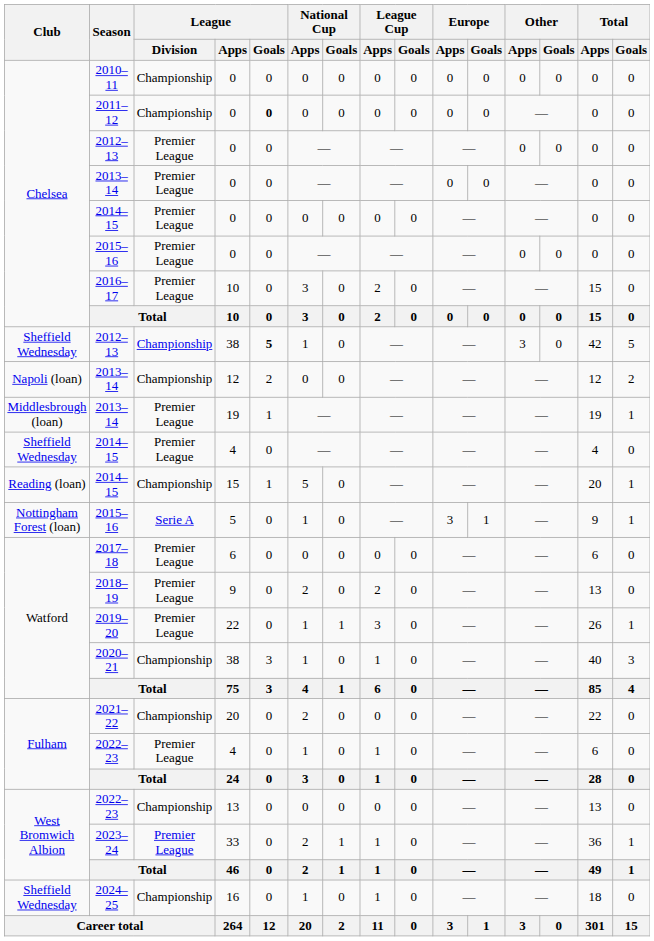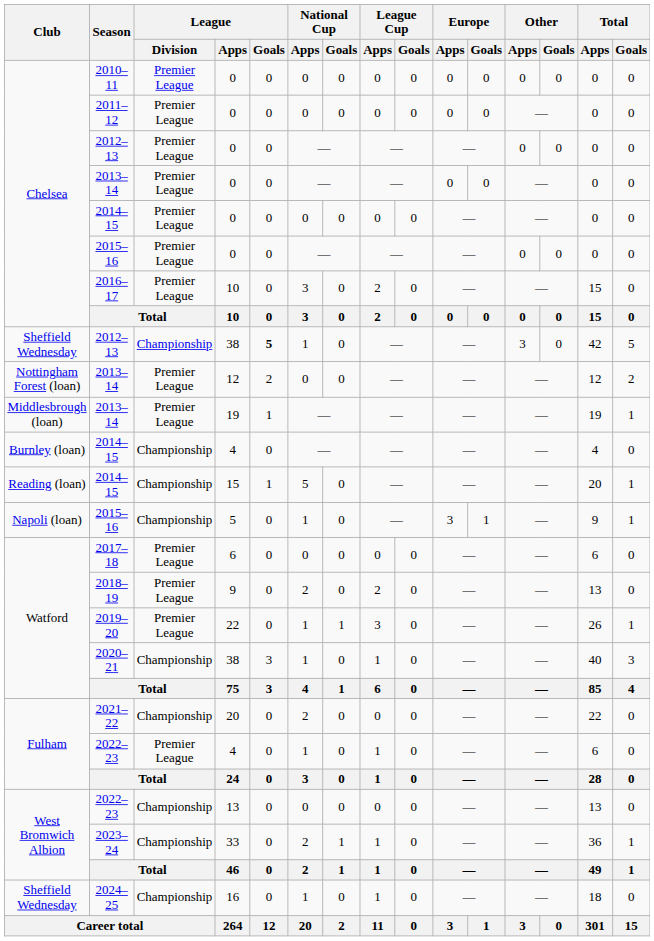(175, 77) Championship -> (175, 77) Premier League
(175, 112) Championship -> (175, 112) Premier League
(269, 112) bold -> (269, 112) normal
(47, 379) Napoli (loan) -> (47, 379) Nottingham Forest (loan)
(175, 379) Championship -> (175, 379) Premier League
(47, 449) Sheffield Wednesday -> (47, 449) Burnley (loan)
(175, 449) Premier League -> (175, 449) Championship
(47, 519) Nottingham Forest (loan) -> (47, 519) Napoli (loan)
(175, 519) Serie A -> (175, 519) Championship
(175, 842) Premier League -> (175, 842) Championship
